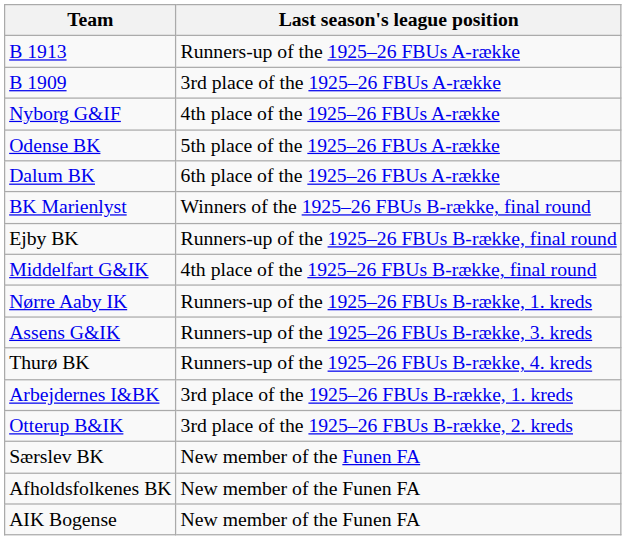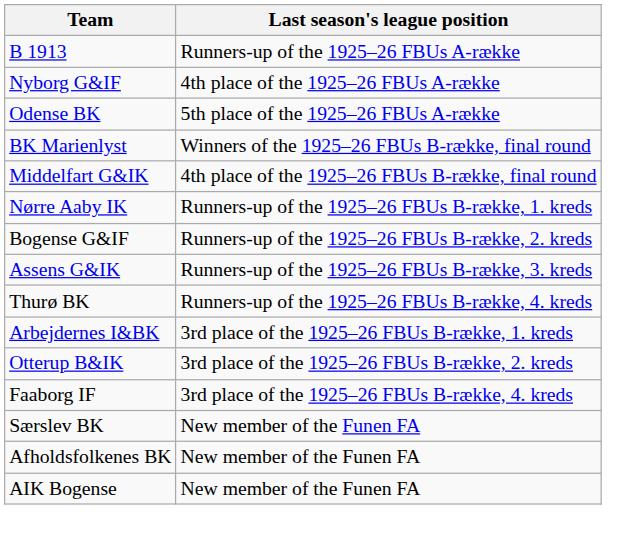- row: (38, 82)
- row: (52, 176)
- row: (44, 238)
+ row: (69, 238)
+ row: (52, 394)
